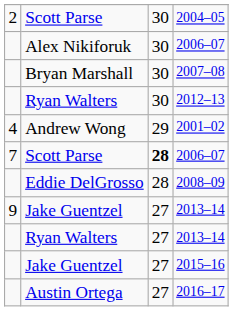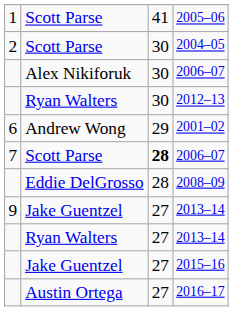+ row: (64, 18)
- row: (79, 73)
(13, 127) 4 -> (13, 127) 6
